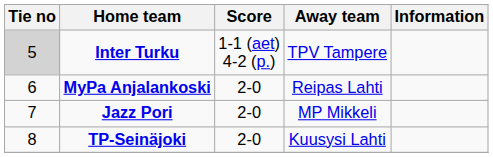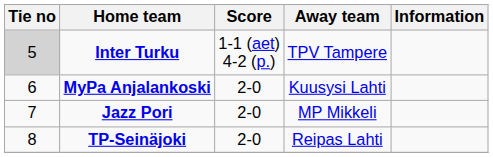(337, 87) Reipas Lahti -> (337, 87) Kuusysi Lahti
(337, 139) Kuusysi Lahti -> (337, 139) Reipas Lahti
